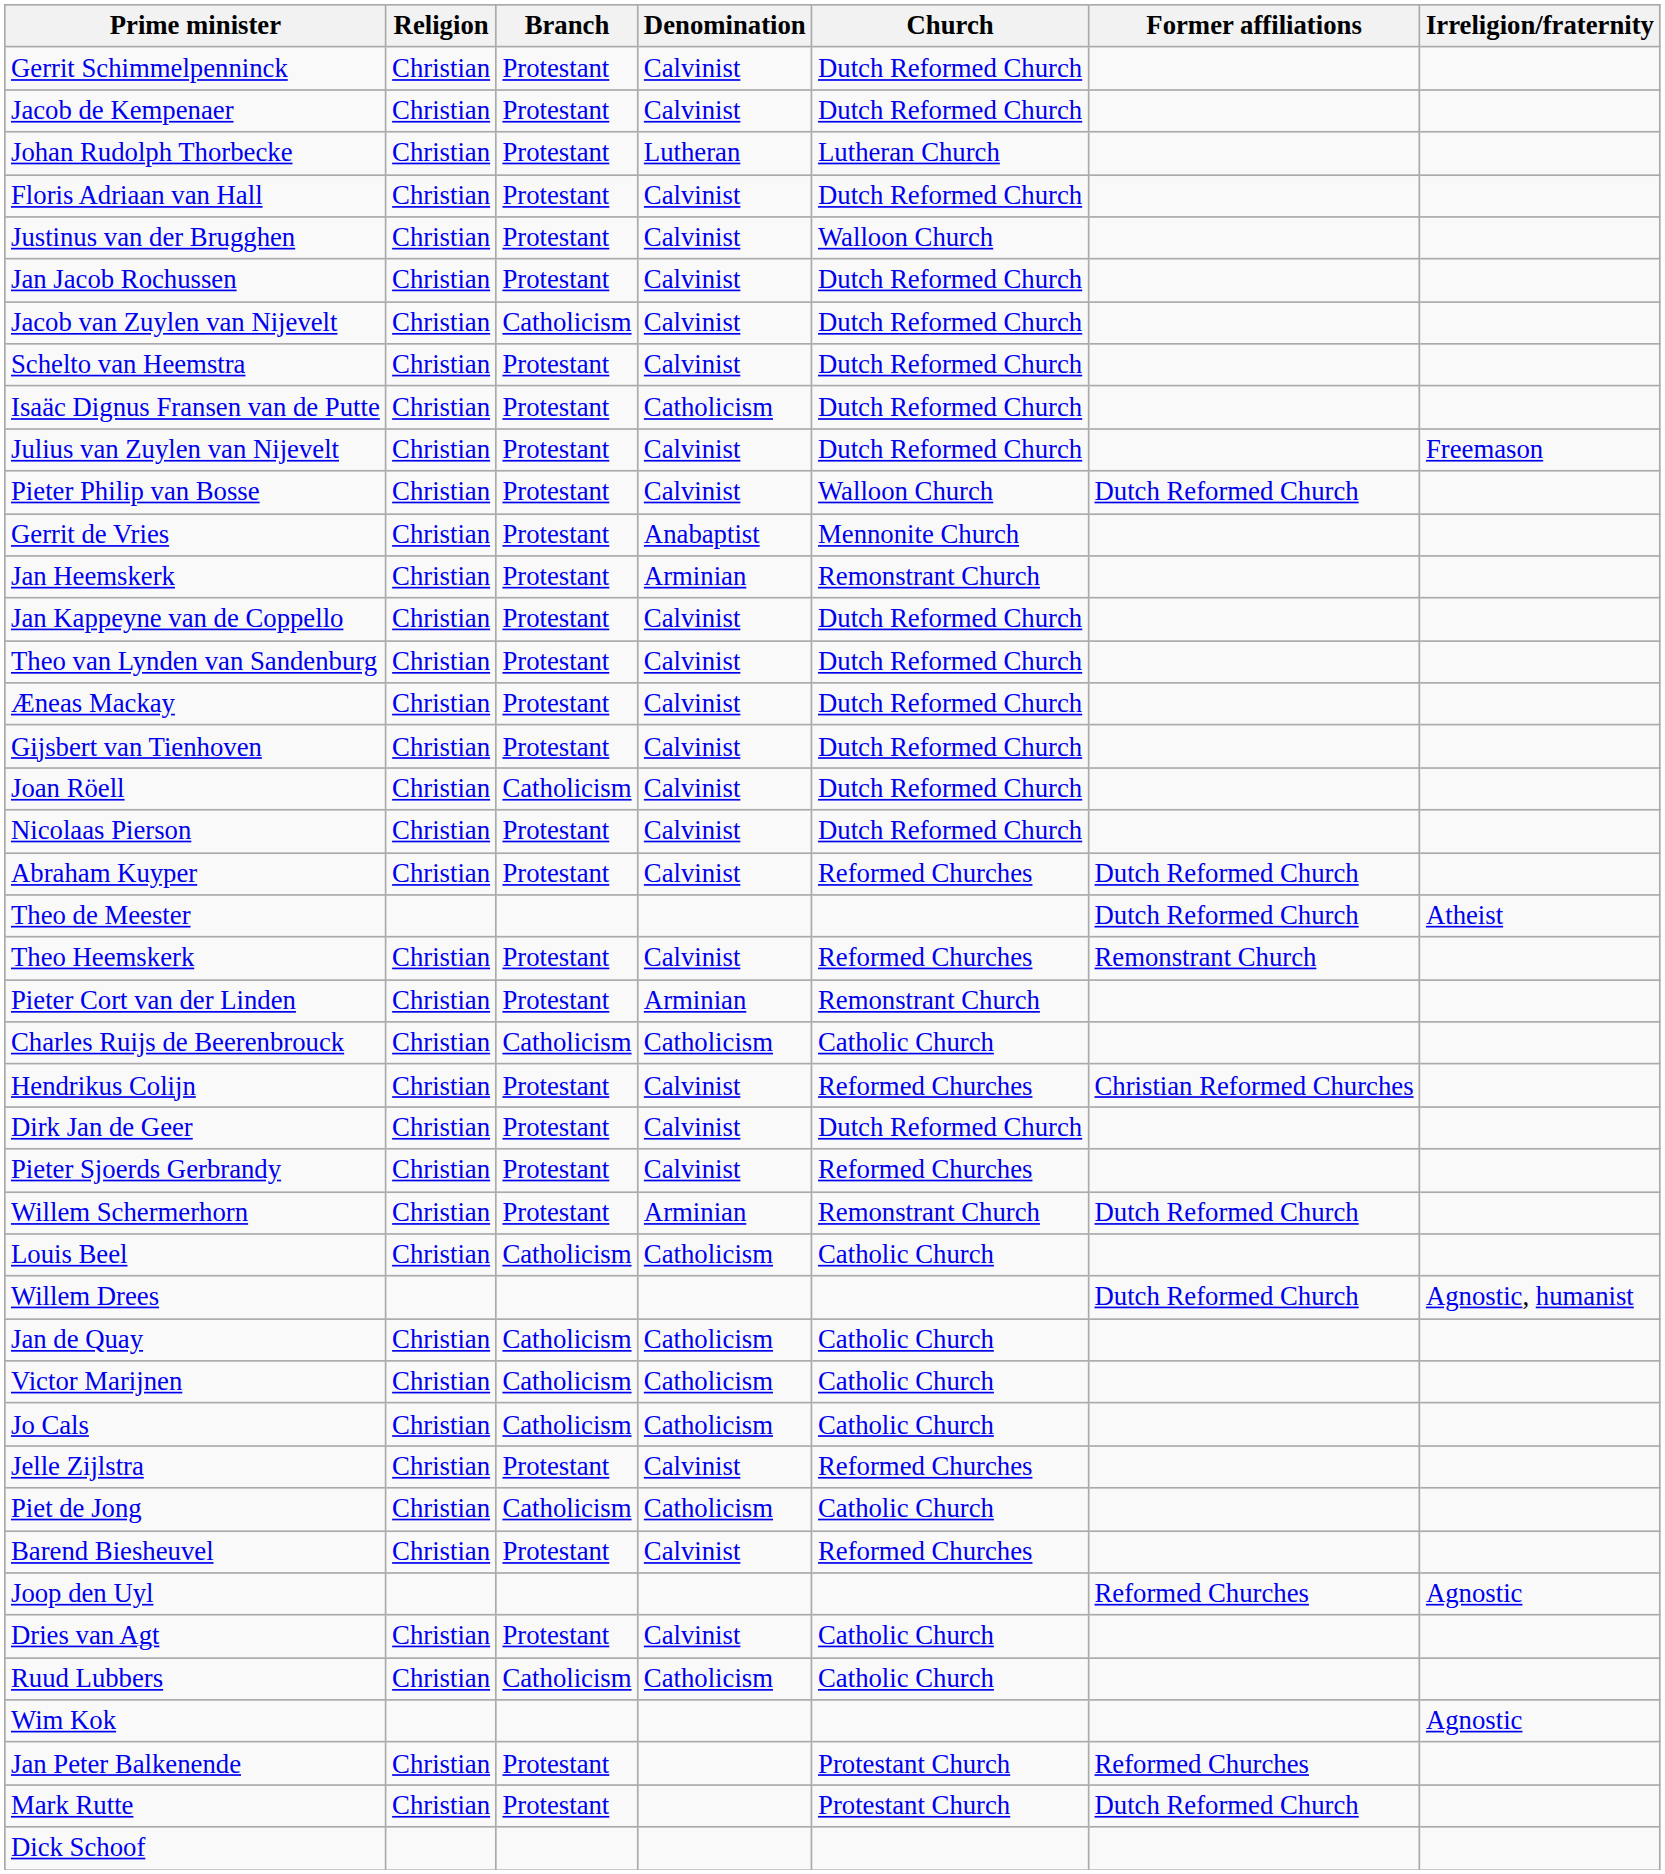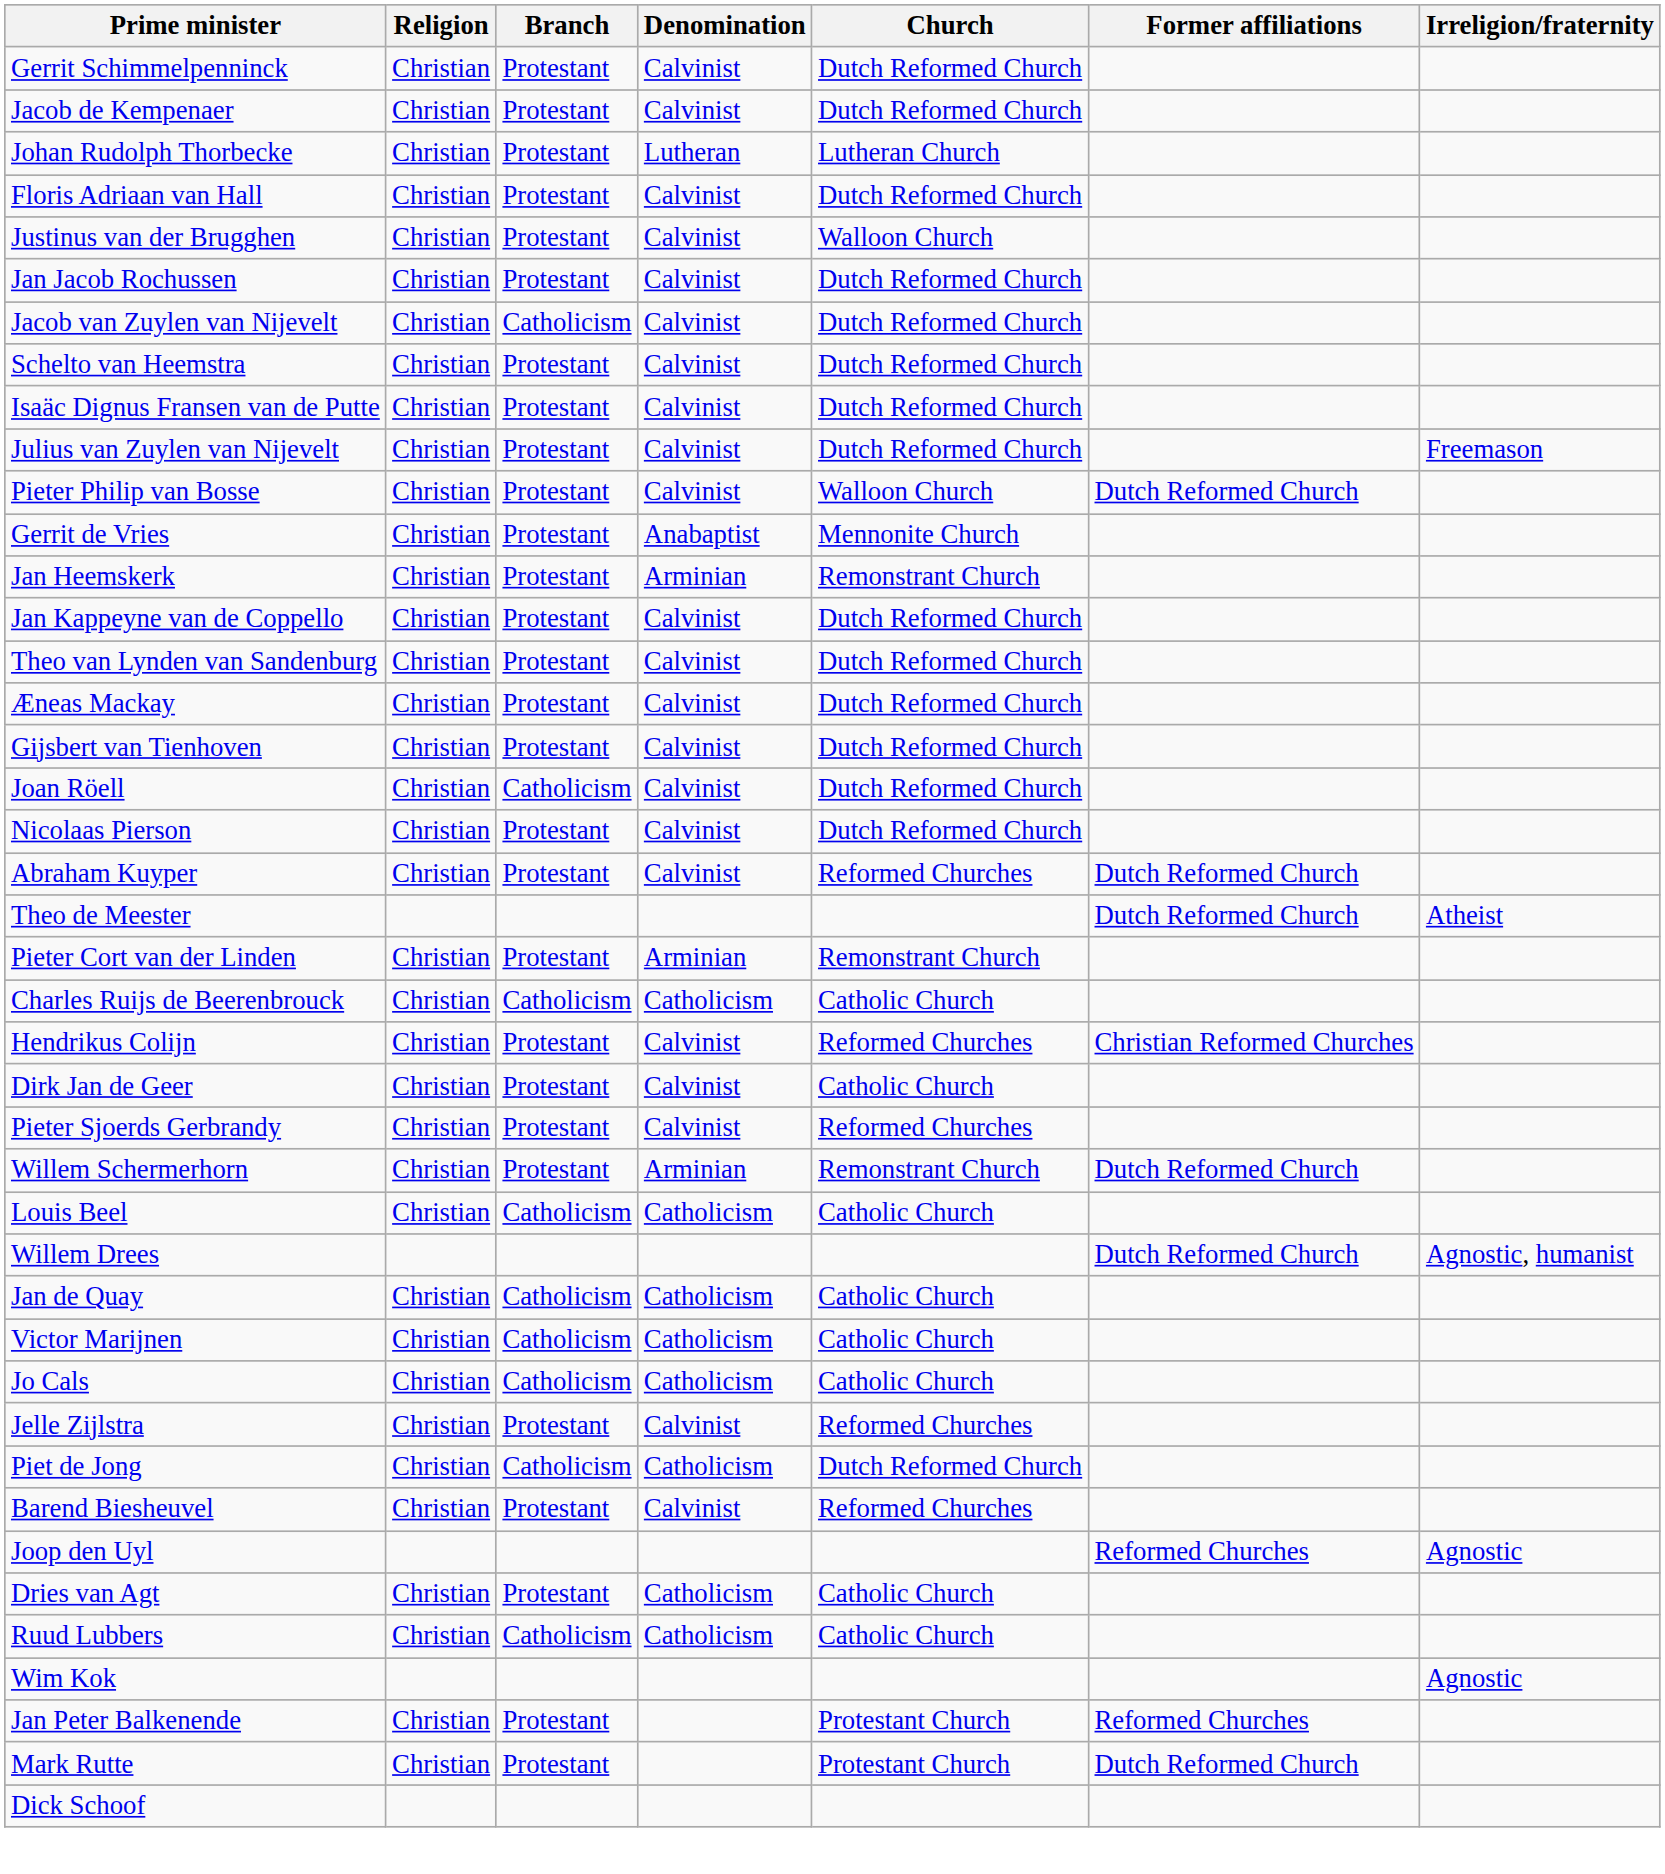(708, 407) Catholicism -> (692, 407) Calvinist
- row: (103, 957)
(950, 1127) Dutch Reformed Church -> (906, 1085) Catholic Church
(906, 1508) Catholic Church -> (950, 1466) Dutch Reformed Church
(692, 1635) Calvinist -> (708, 1593) Catholicism
